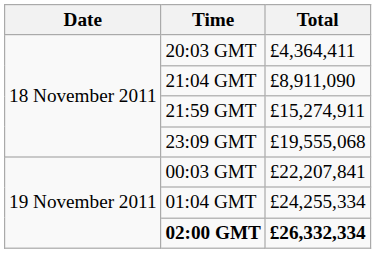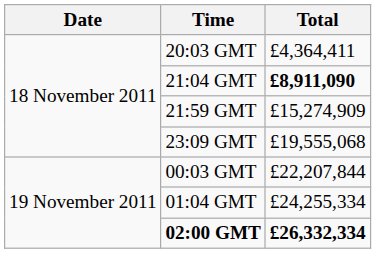(313, 80) normal -> (312, 80) bold
(317, 111) £15,274,911 -> (318, 111) £15,274,909
(318, 171) £22,207,841 -> (318, 171) £22,207,844
